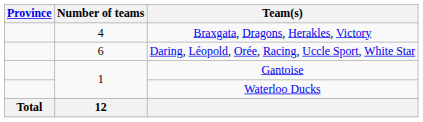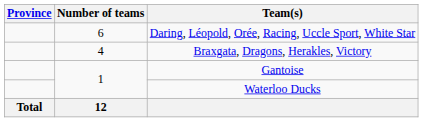rows swapped: (283, 51) <-> (283, 32)
